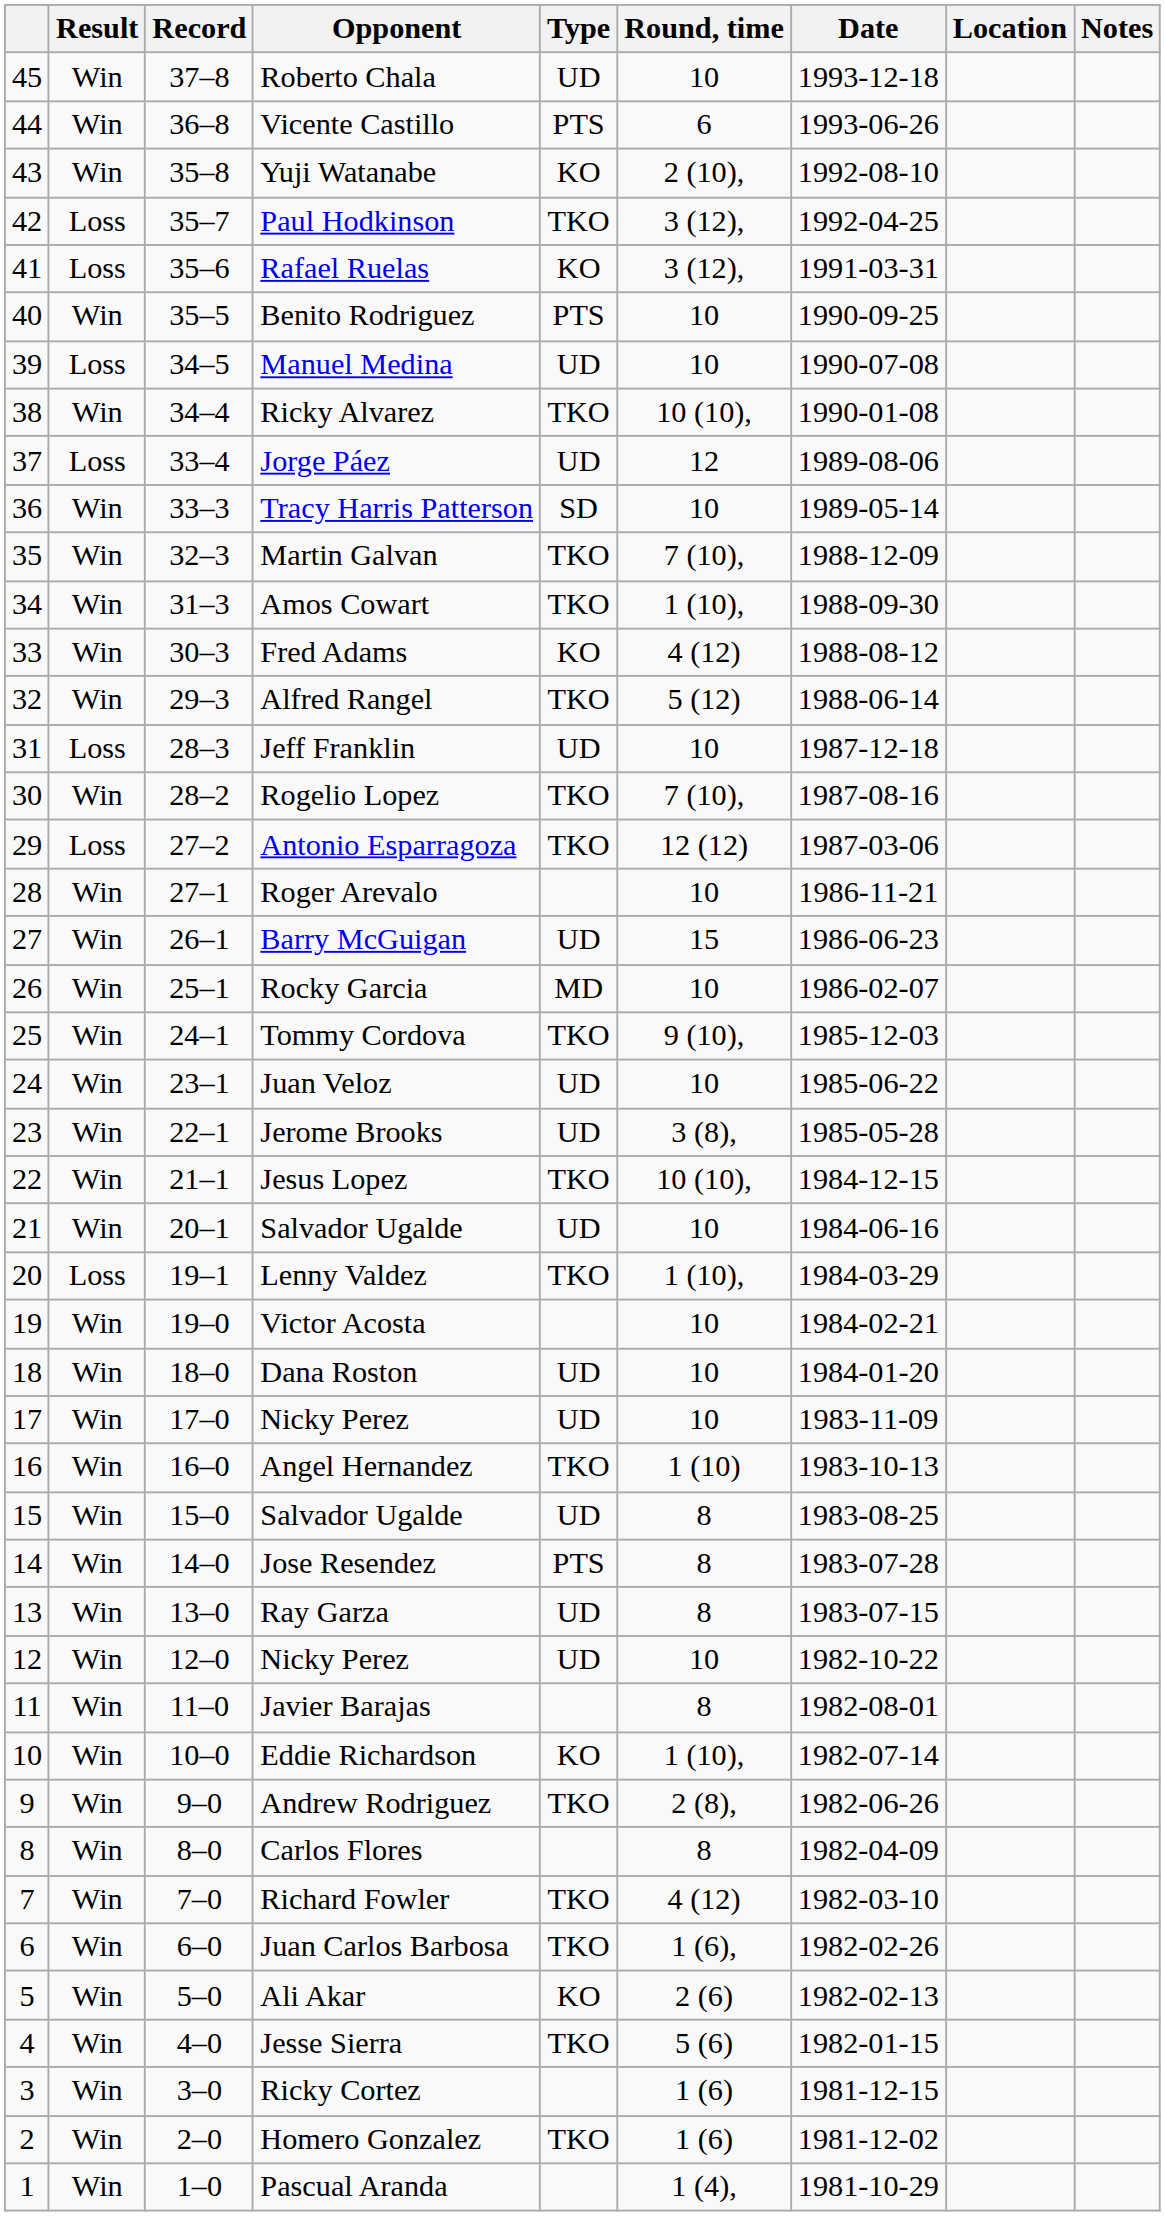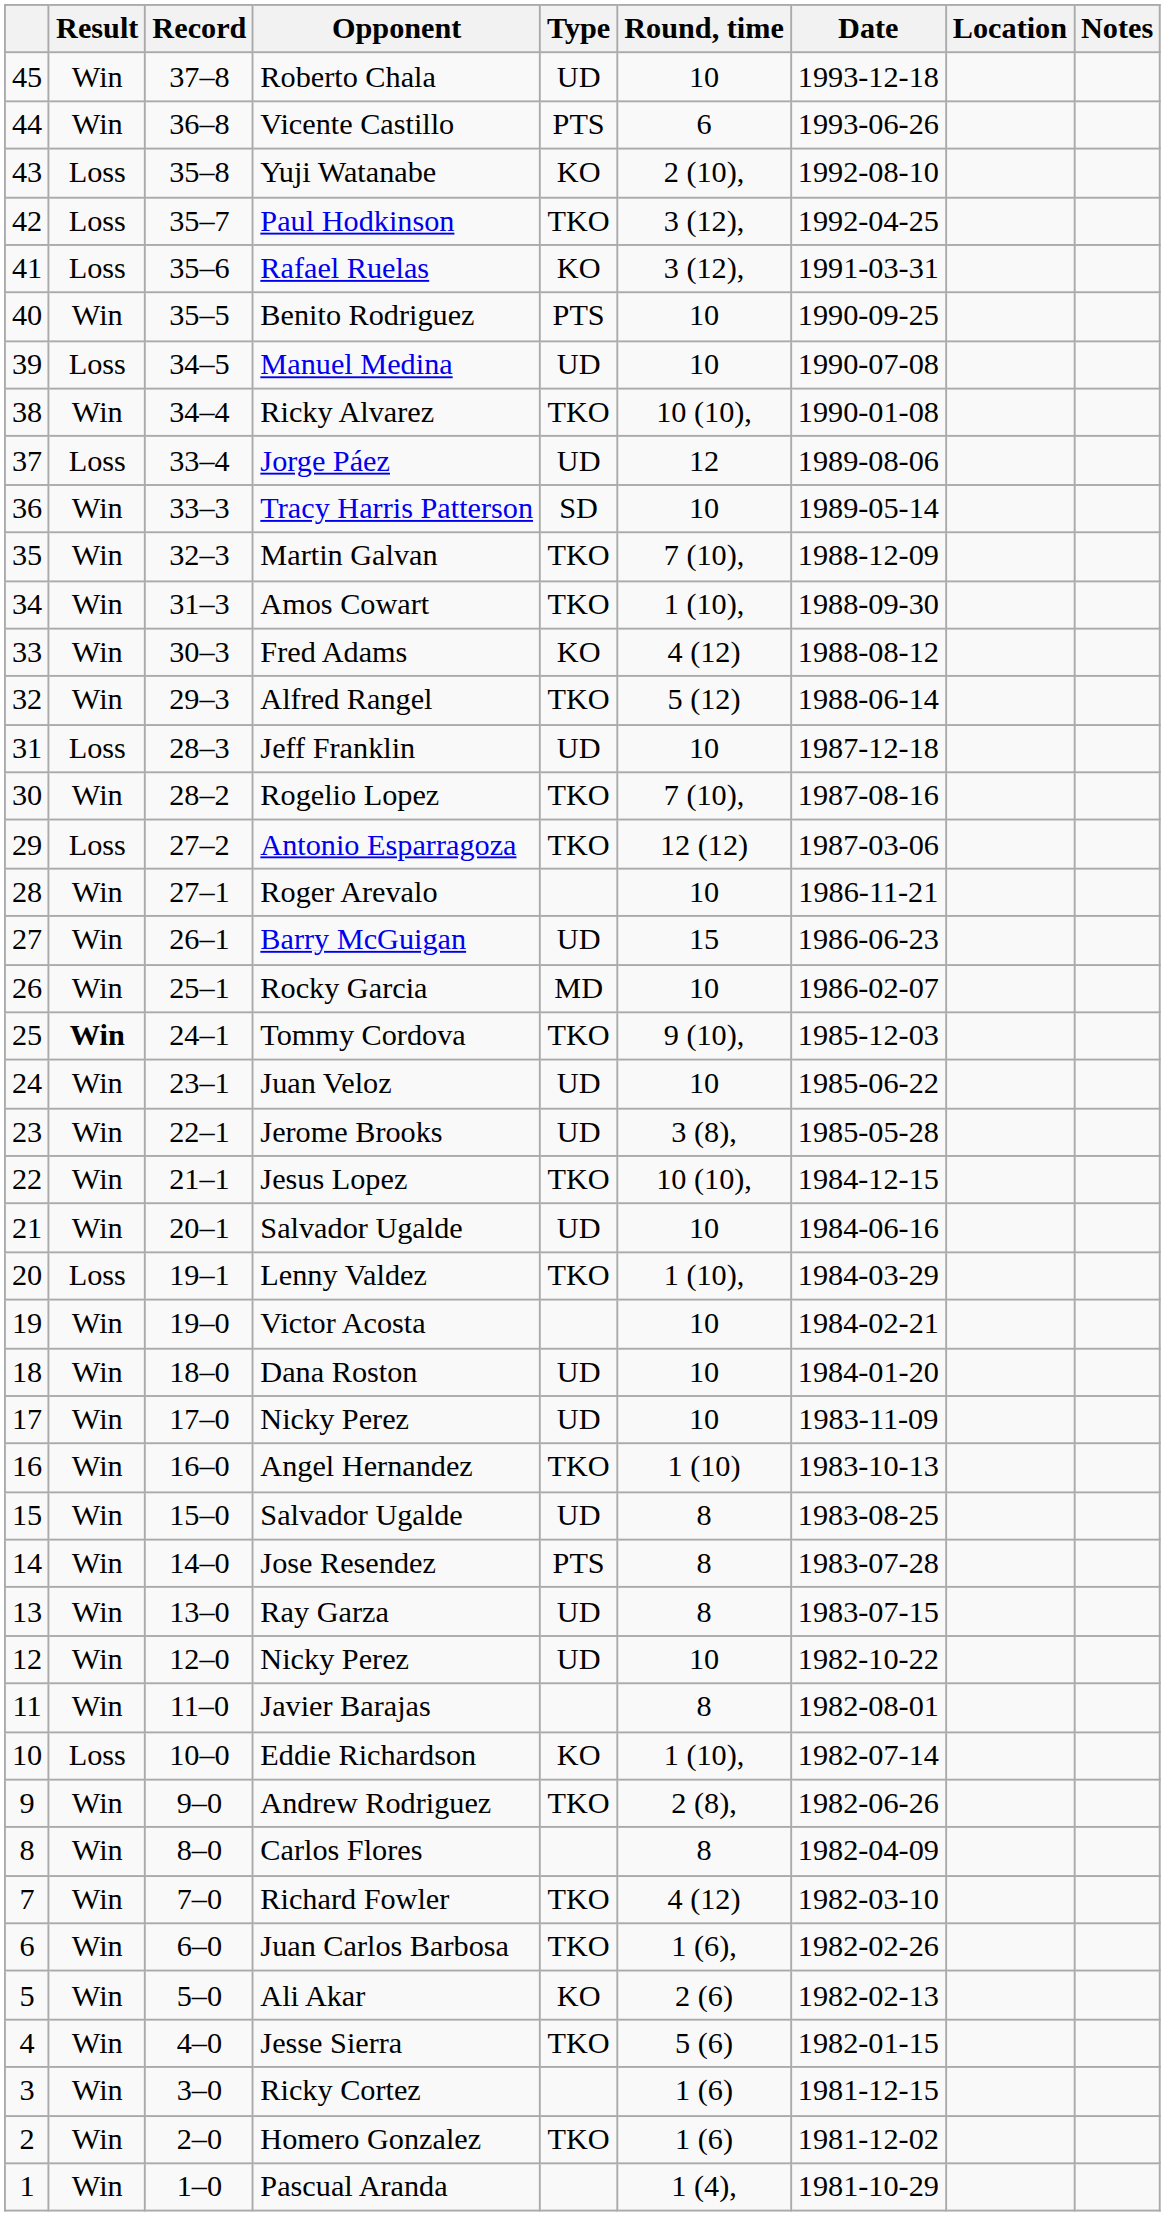(97, 172) Win -> (97, 172) Loss
(97, 1035) normal -> (97, 1035) bold
(97, 1754) Win -> (97, 1754) Loss
